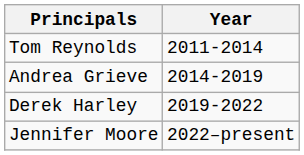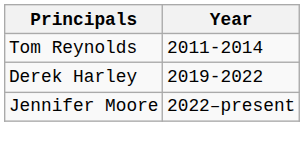- row: (78, 77)
